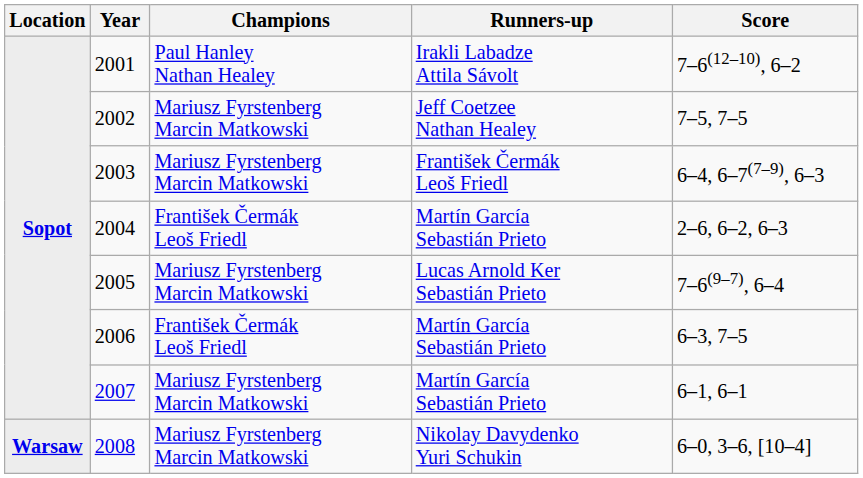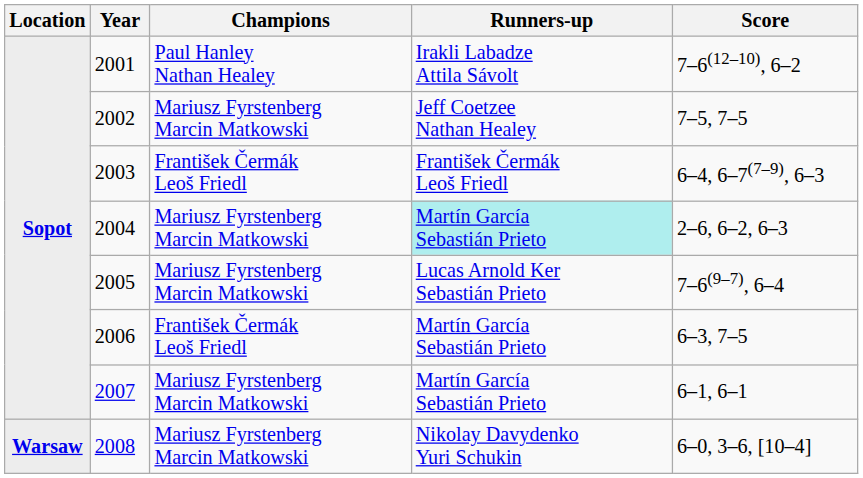(238, 173) Mariusz Fyrstenberg Marcin Matkowski -> (226, 173) František Čermák Leoš Friedl
(226, 227) František Čermák Leoš Friedl -> (238, 227) Mariusz Fyrstenberg Marcin Matkowski
(481, 227) no background -> (481, 227) paleturquoise background
